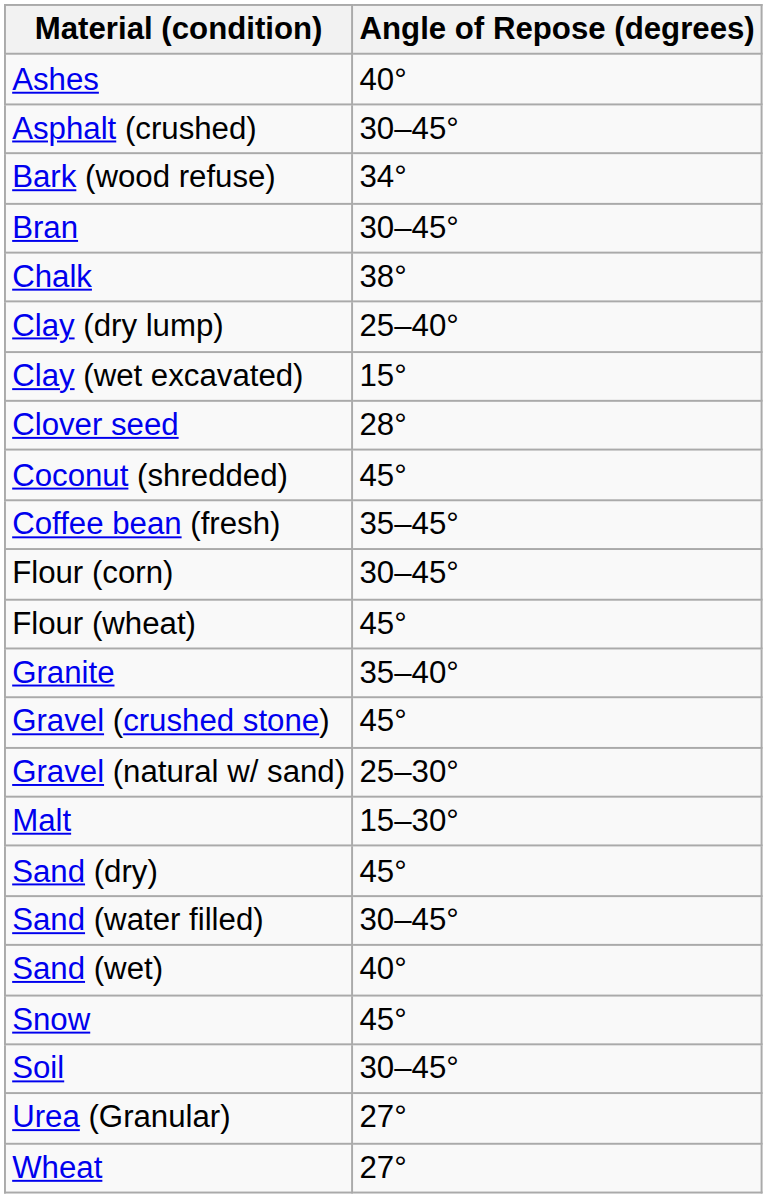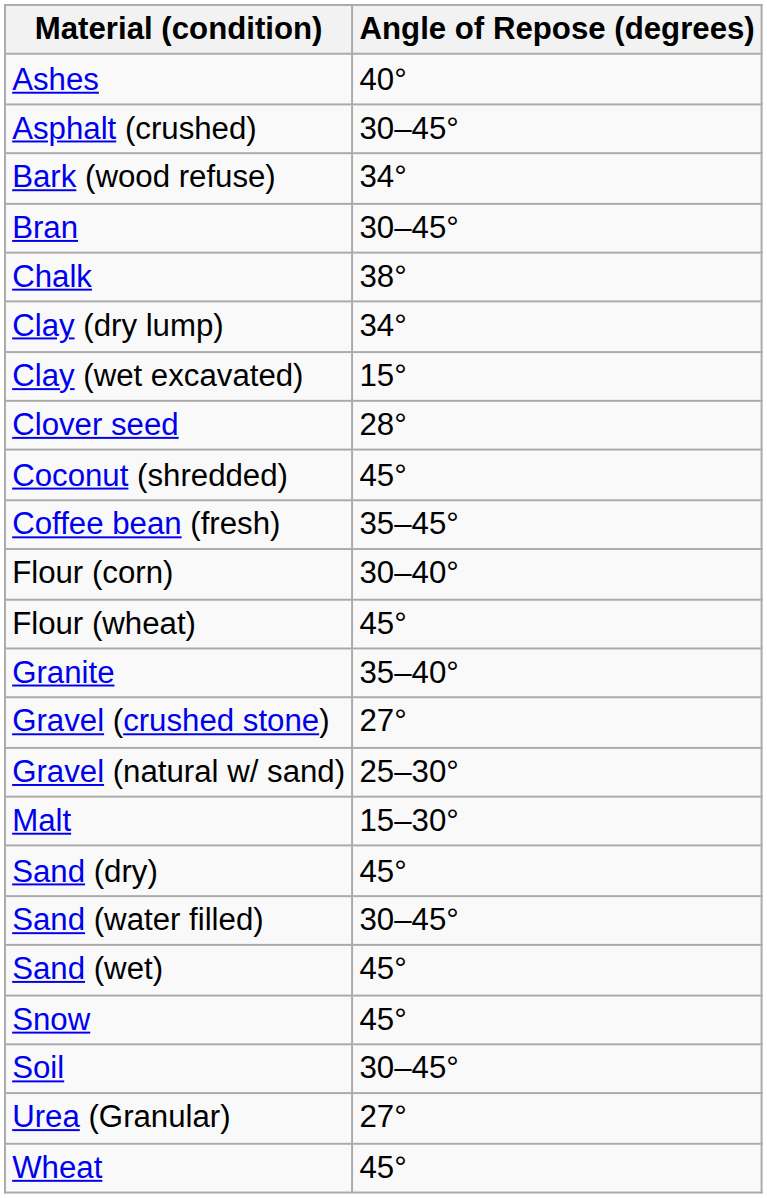(409, 326) 25–40° -> (383, 326) 34°
(409, 573) 30–45° -> (409, 573) 30–40°
(383, 721) 45° -> (383, 721) 27°
(383, 969) 40° -> (383, 969) 45°
(383, 1167) 27° -> (383, 1167) 45°
